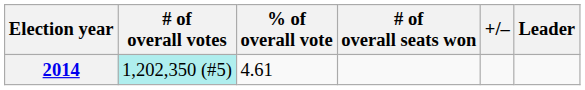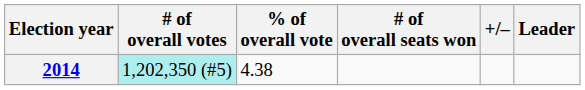(257, 69) 4.61 -> (257, 69) 4.38
